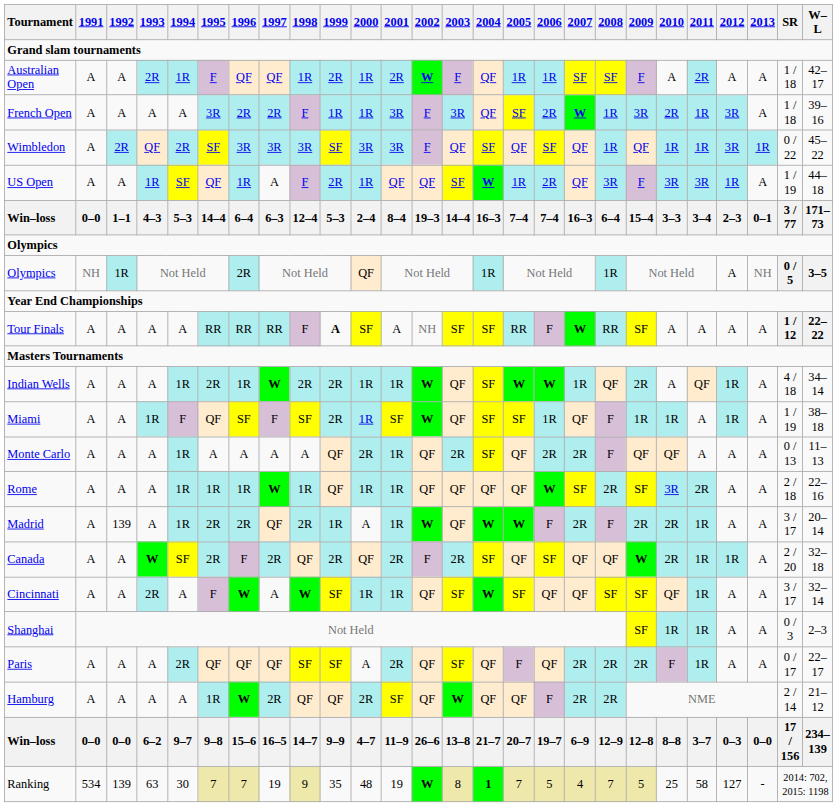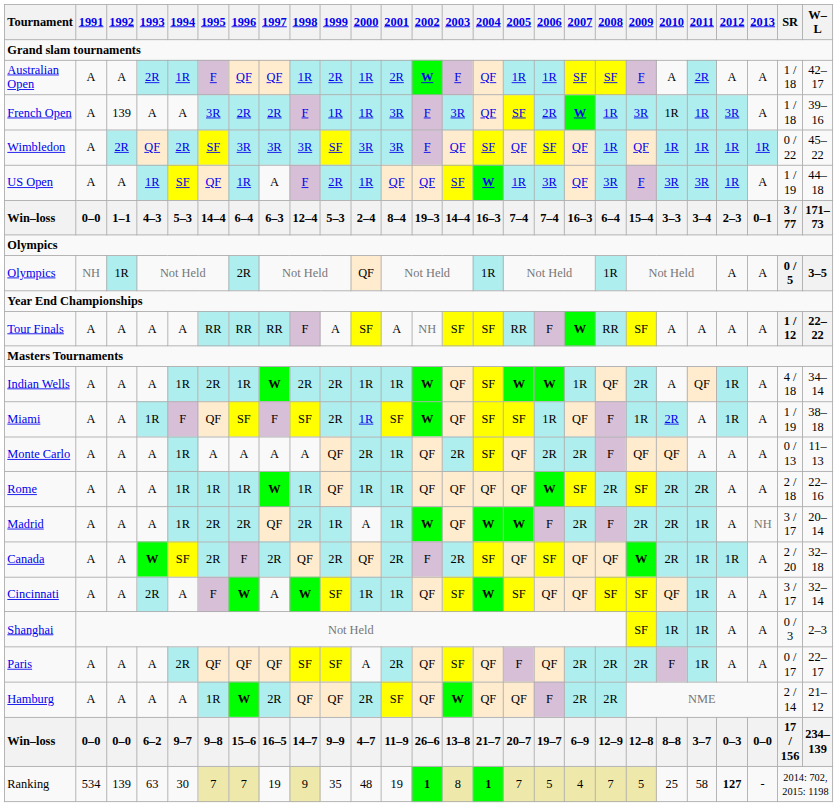(122, 112) A -> (122, 112) 139
(672, 112) 2R -> (672, 112) 1R
(732, 147) 3R -> (732, 147) 1R
(549, 183) 2R -> (549, 183) 3R
(763, 273) NH -> (763, 273) A
(336, 329) bold -> (336, 329) normal
(672, 419) 1R -> (672, 419) 2R
(672, 489) 3R -> (672, 489) 2R
(122, 524) 139 -> (122, 524) A
(763, 524) A -> (763, 524) NH
(427, 784) W -> (427, 784) 1
(732, 784) normal -> (732, 784) bold
